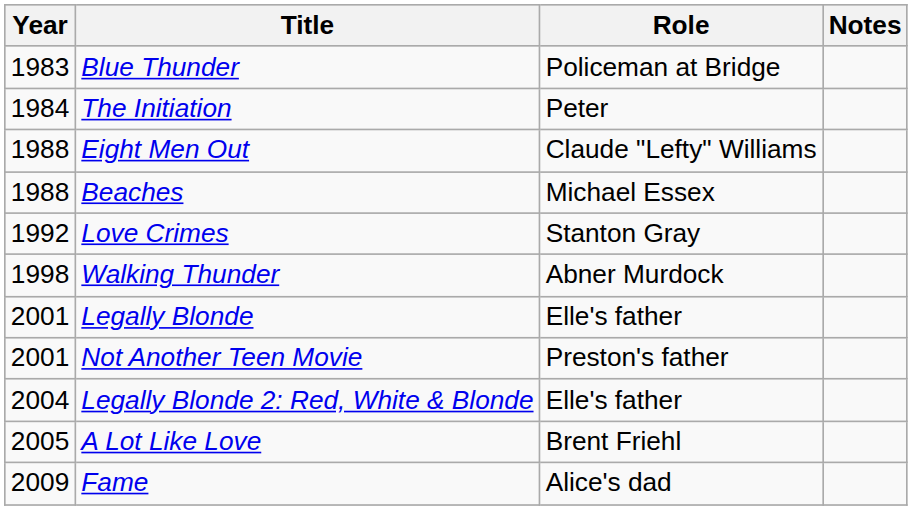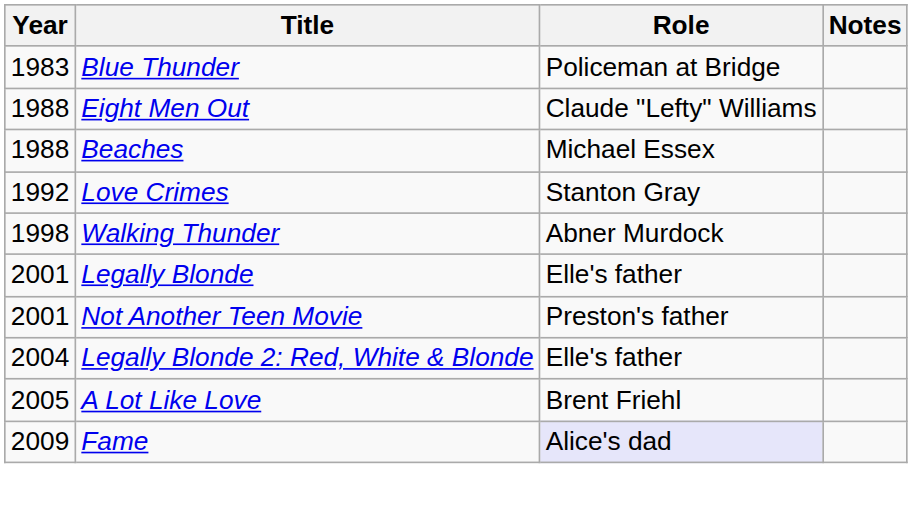- row: (156, 108)
(609, 483) no background -> (609, 441) lavender background
